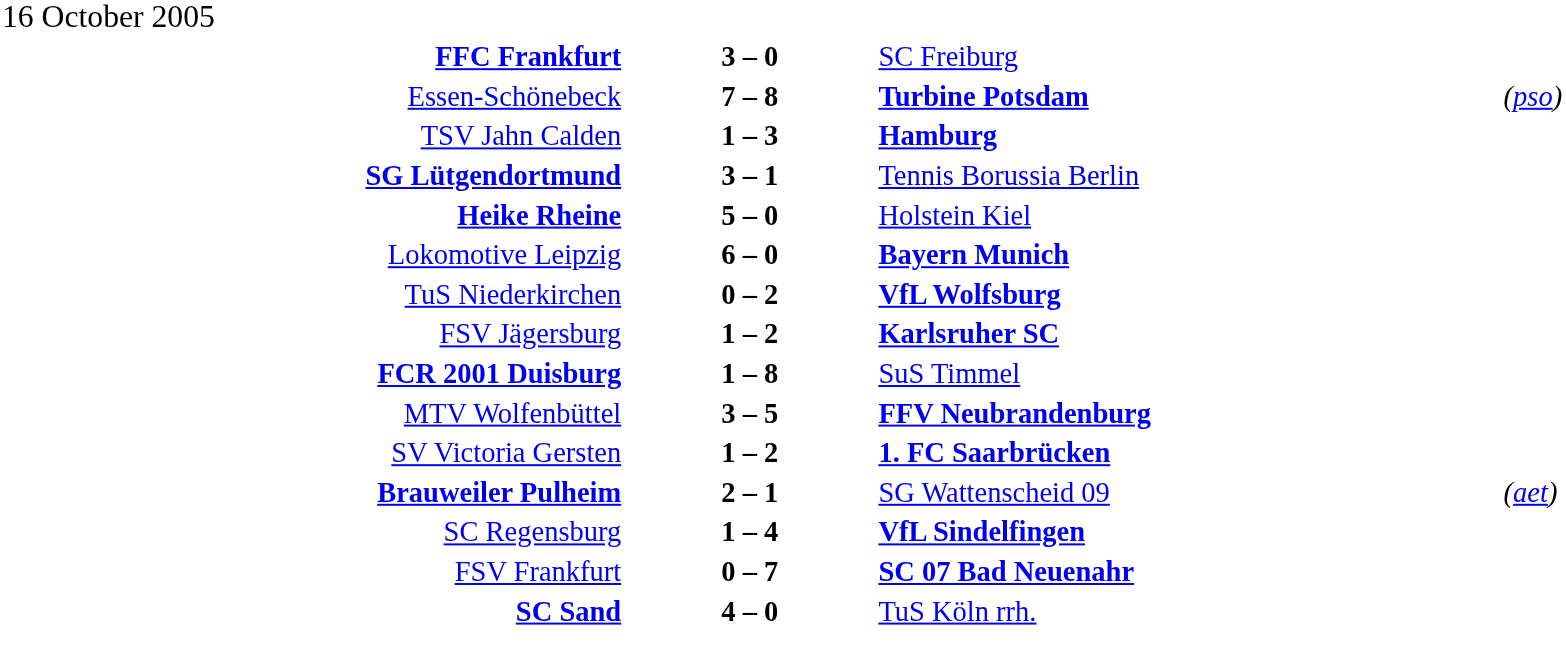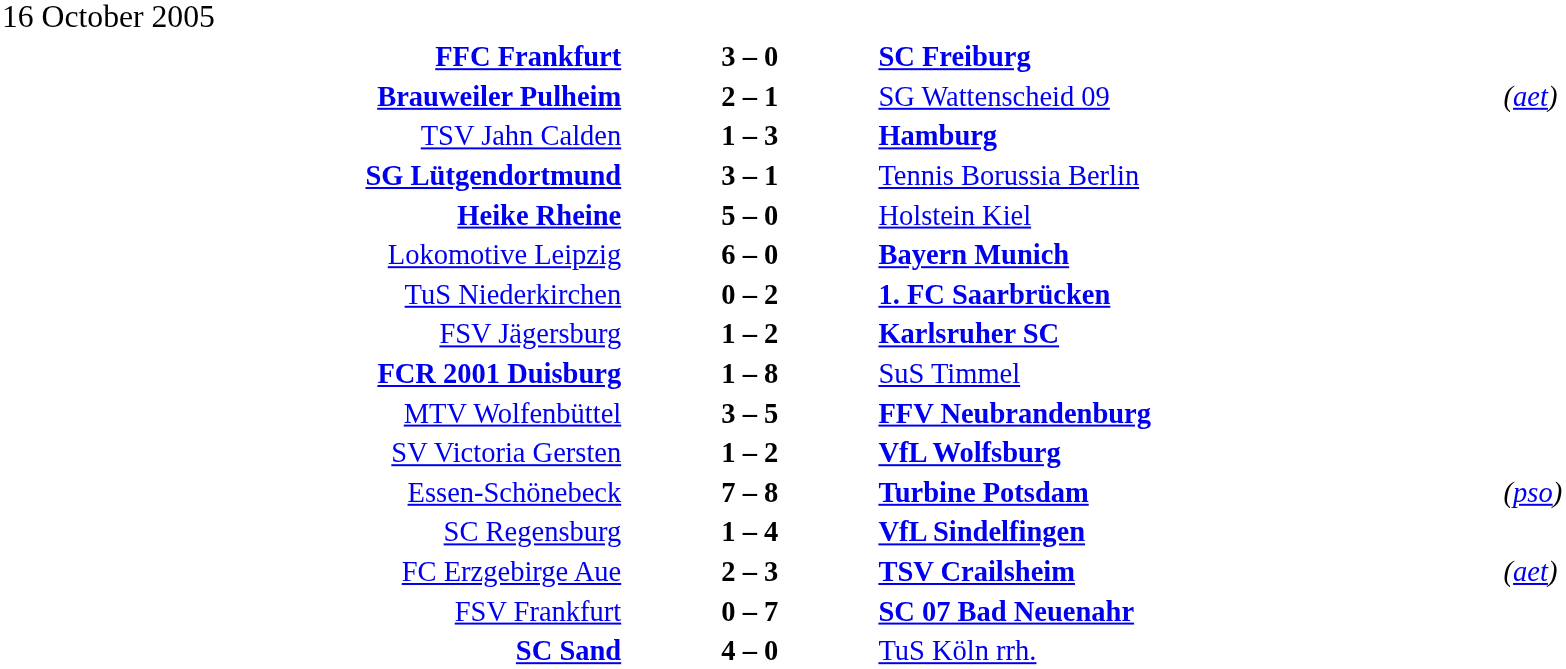(948, 56) normal -> (955, 56) bold
rows swapped: (514, 96) <-> (499, 492)
(970, 294) VfL Wolfsburg -> (994, 294) 1. FC Saarbrücken
(994, 452) 1. FC Saarbrücken -> (970, 452) VfL Wolfsburg
+ row: (511, 571)
